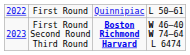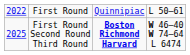(16, 34) 2023 -> (16, 34) 2025
